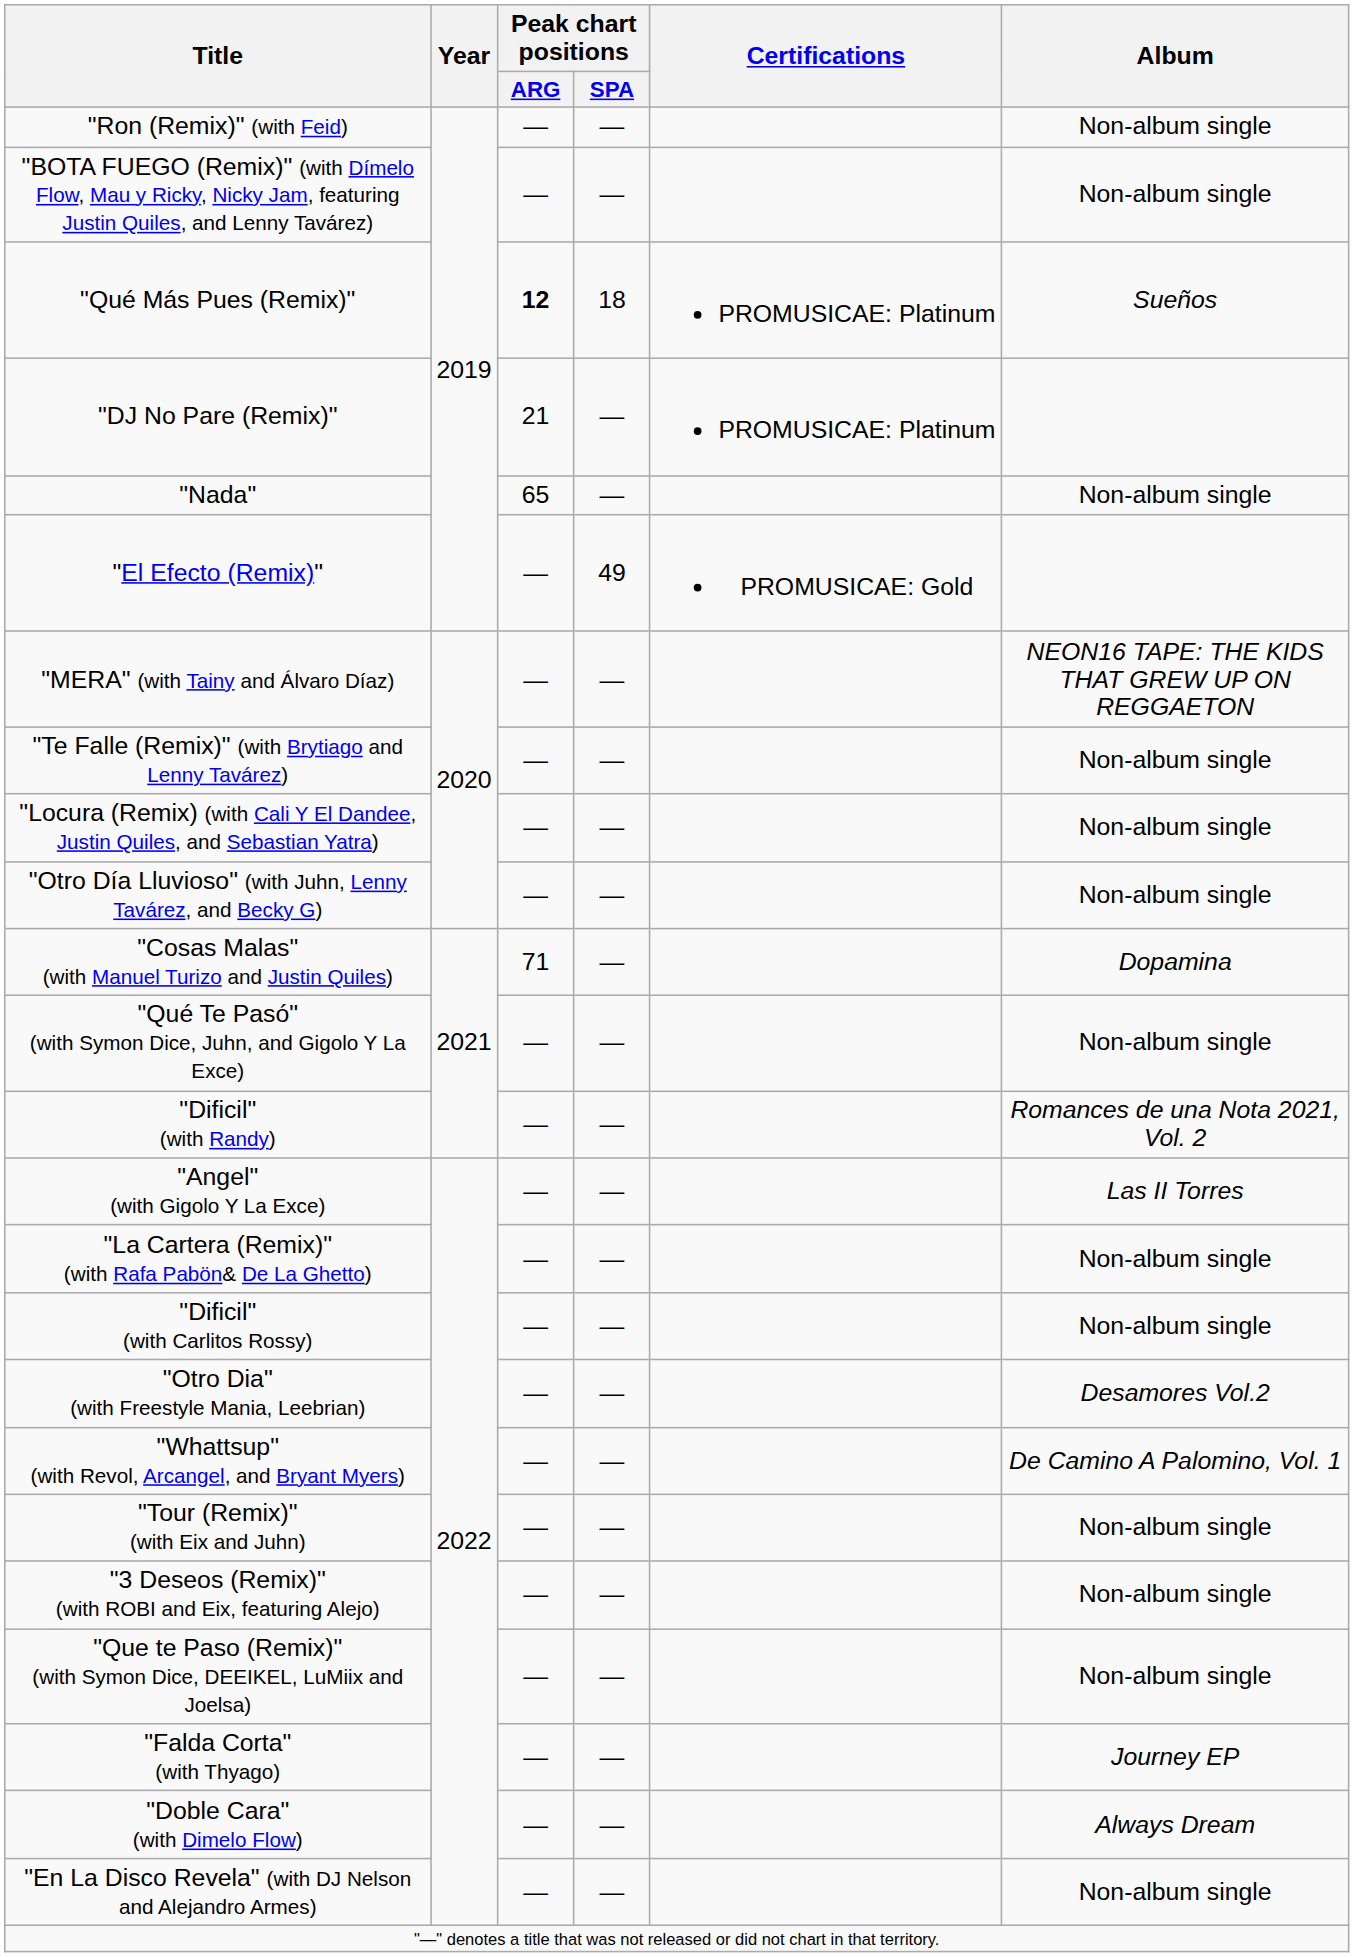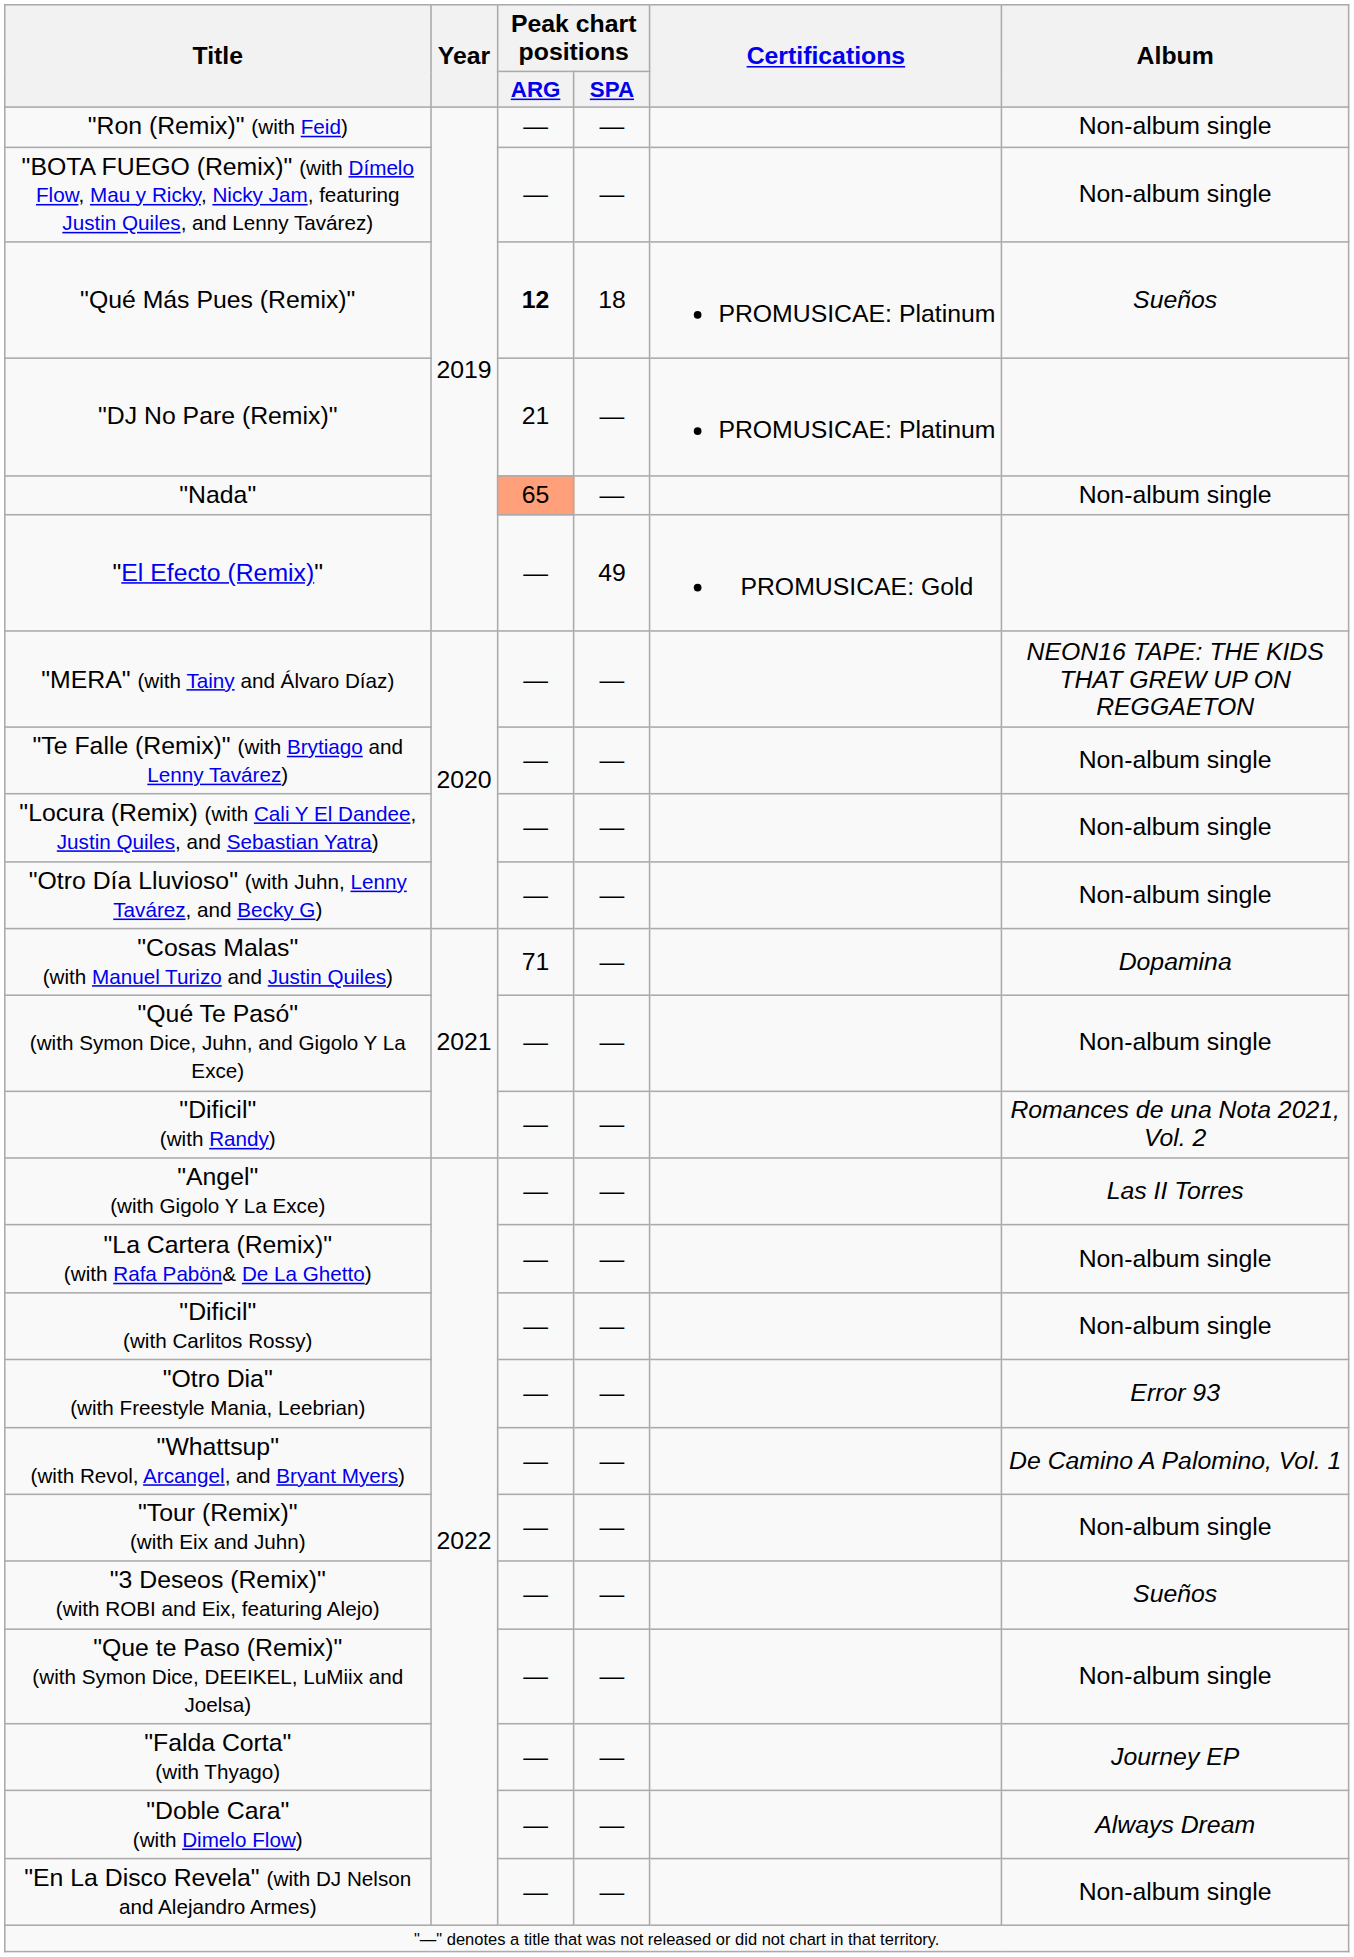(536, 494) no background -> (536, 494) lightsalmon background
(1175, 1393) Desamores Vol.2 -> (1175, 1393) Error 93
(1175, 1594) Non-album single -> (1175, 1594) Sueños
